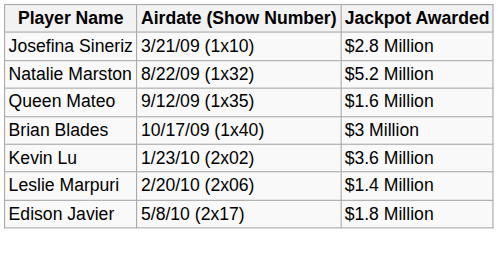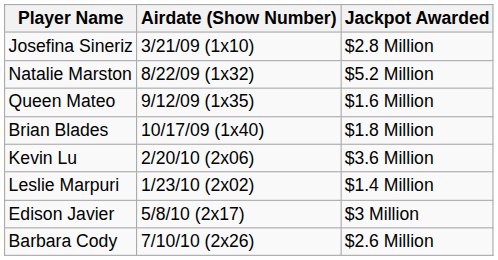(382, 130) $3 Million -> (389, 130) $1.8 Million
(198, 158) 1/23/10 (2x02) -> (198, 158) 2/20/10 (2x06)
(198, 185) 2/20/10 (2x06) -> (198, 185) 1/23/10 (2x02)
(389, 213) $1.8 Million -> (382, 213) $3 Million
+ row: (63, 241)
